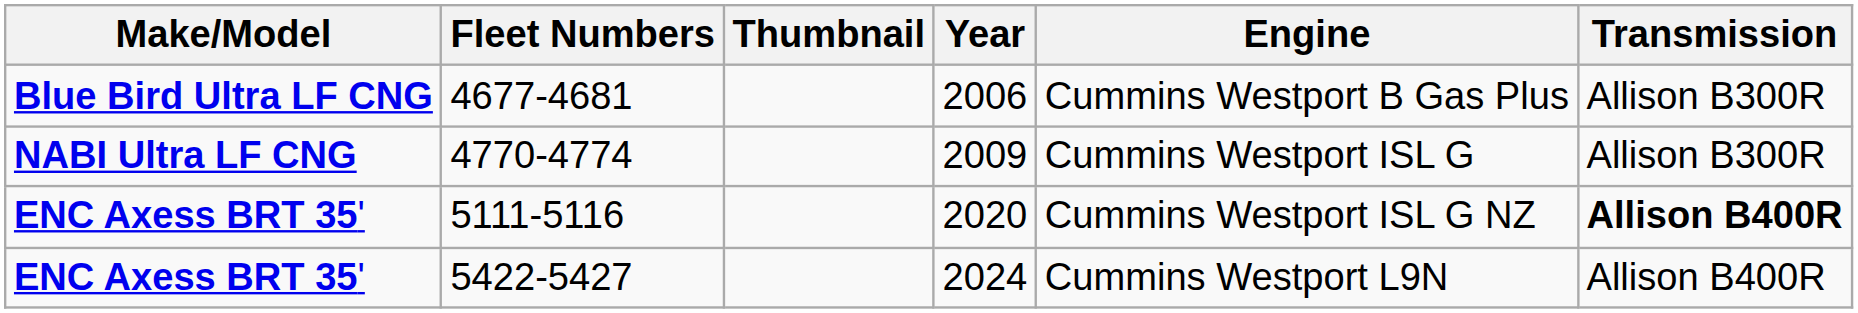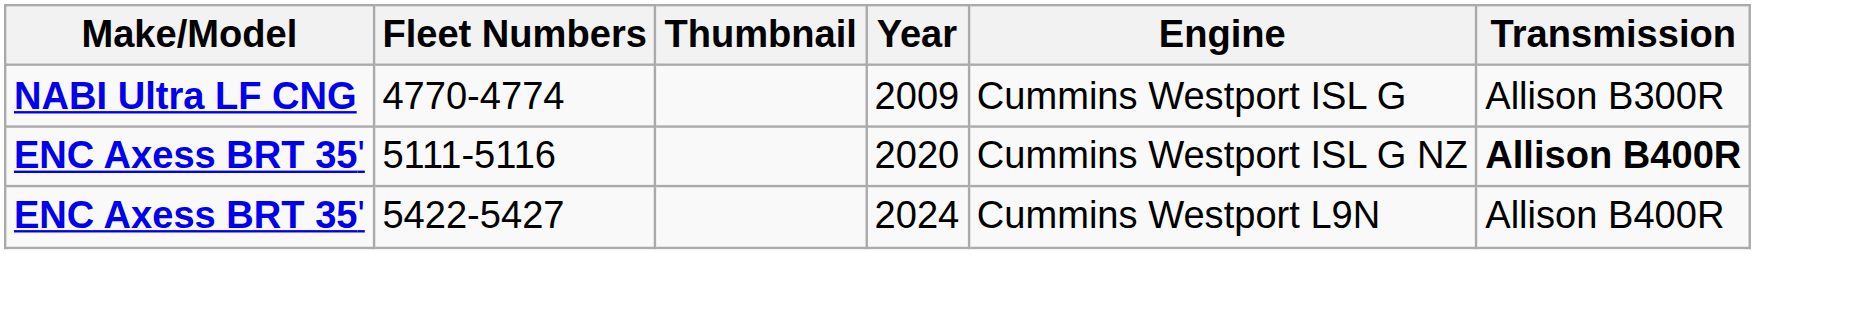- row: (541, 95)
